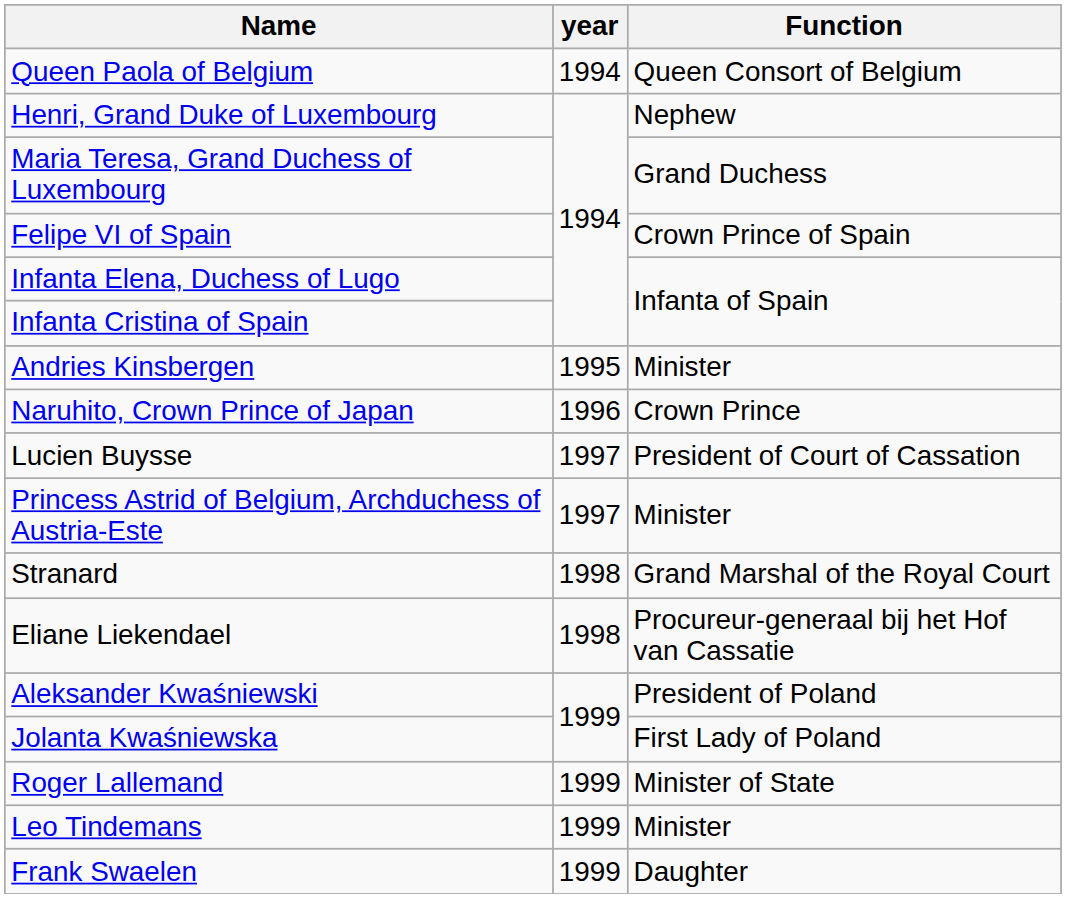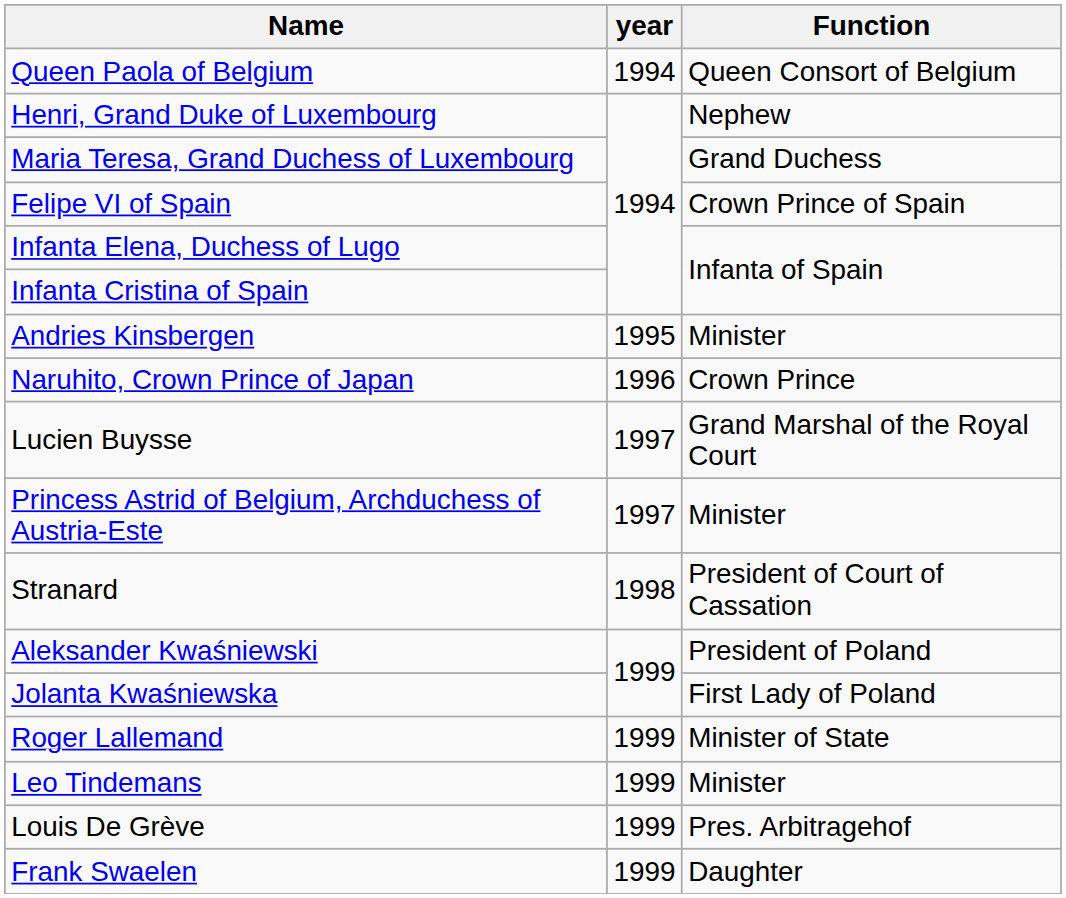(827, 455) President of Court of Cassation -> (858, 439) Grand Marshal of the Royal Court
(842, 574) Grand Marshal of the Royal Court -> (816, 590) President of Court of Cassation
- row: (121, 634)
+ row: (108, 826)
